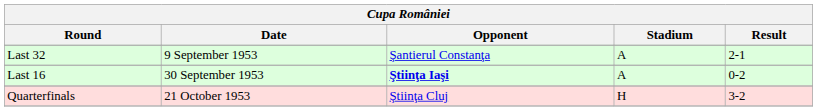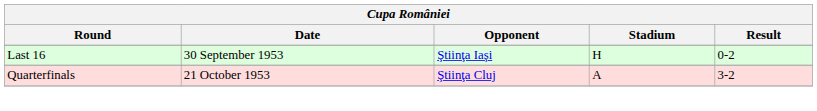- row: (26, 55)
(419, 75) bold -> (465, 55) normal
(622, 75) A -> (597, 55) H
(622, 95) H -> (597, 75) A
